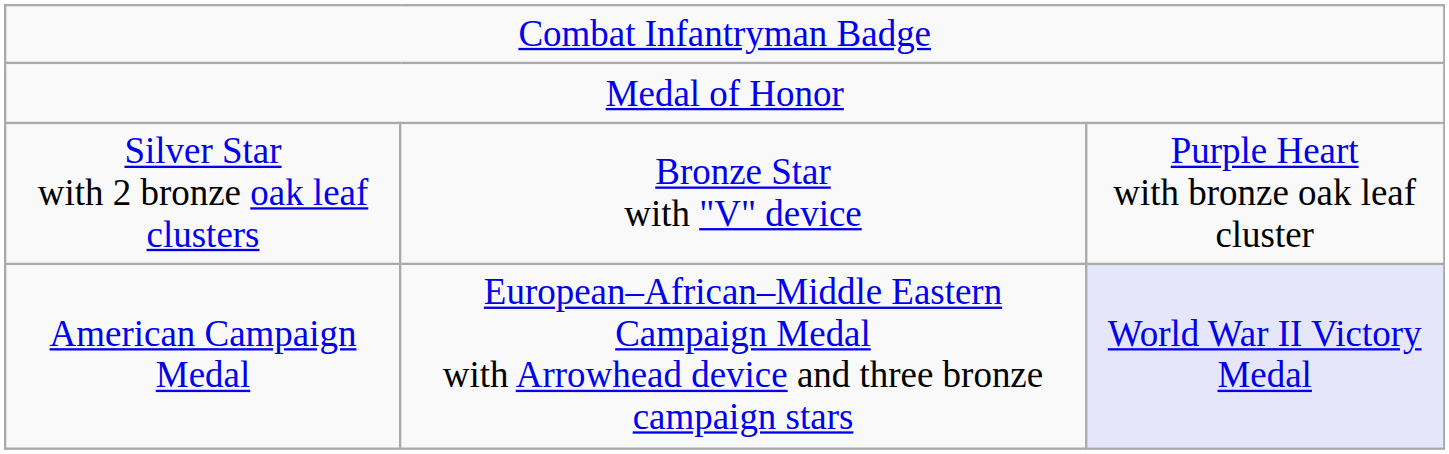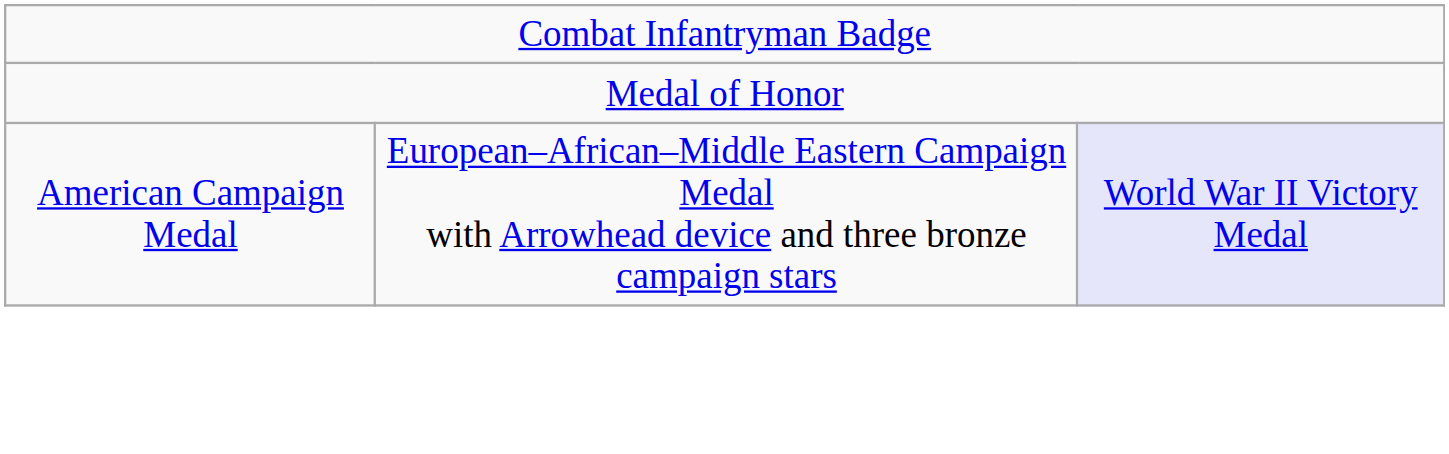- row: (203, 192)
